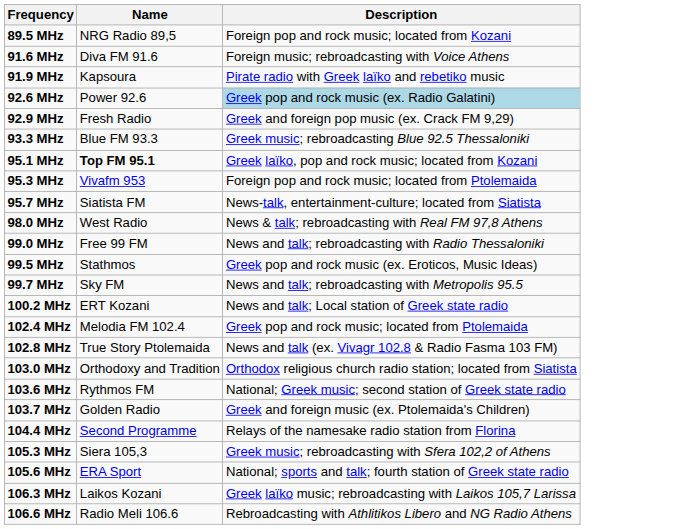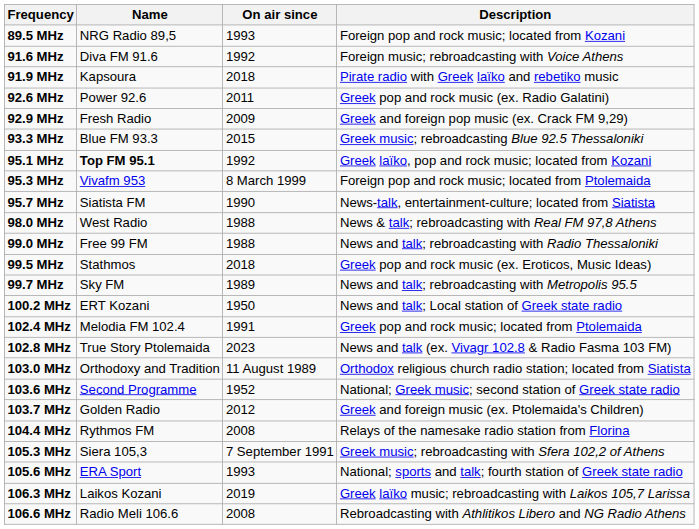+ column: (280, 14)
(360, 98) lightblue background -> (474, 98) no background
(117, 389) Rythmos FM -> (138, 389) Second Programme
(138, 431) Second Programme -> (117, 431) Rythmos FM
